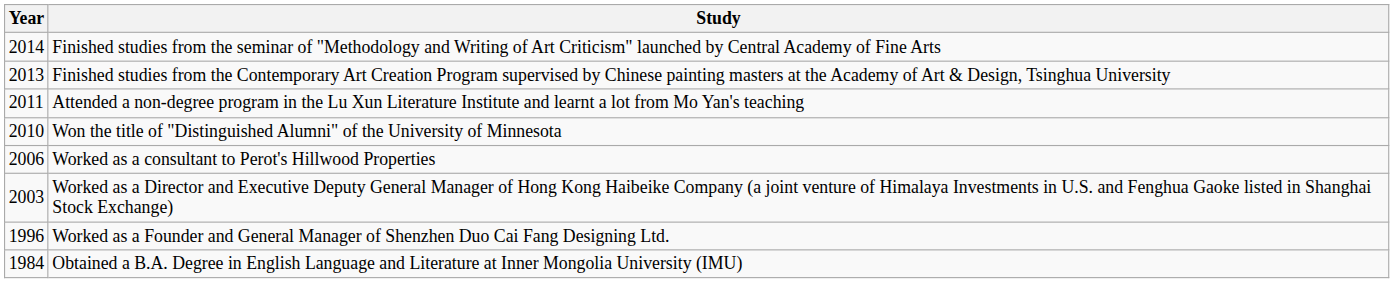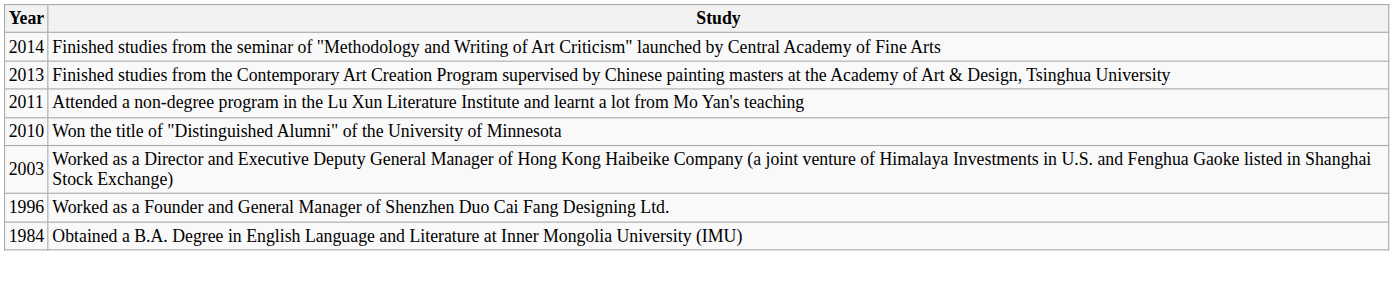- row: (244, 159)
